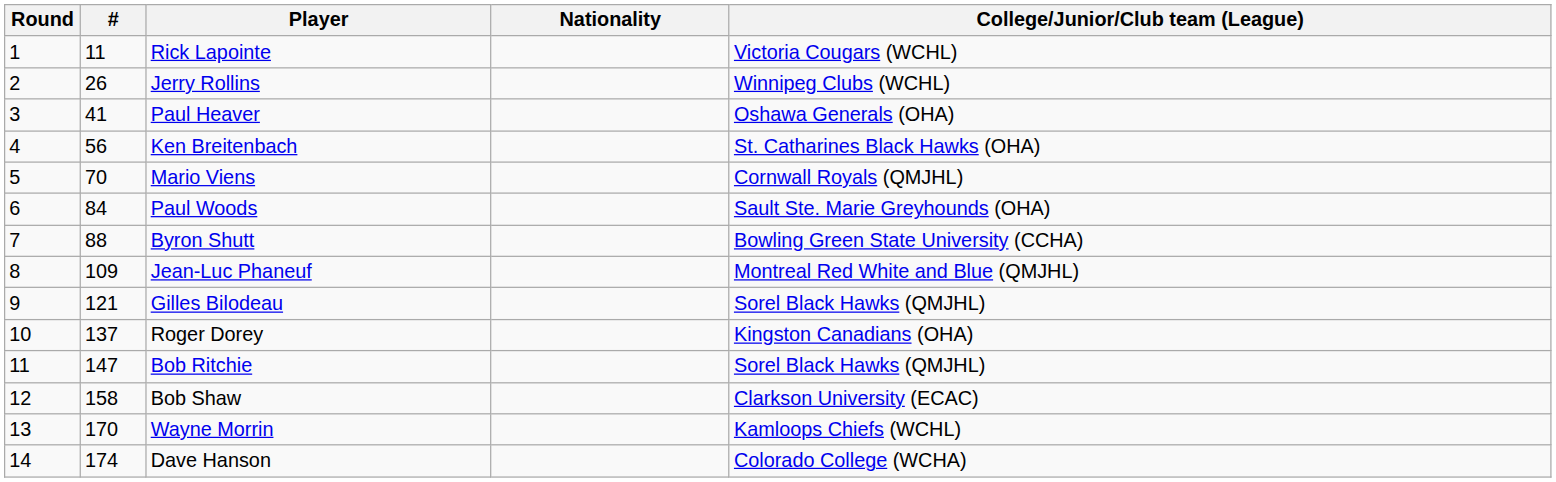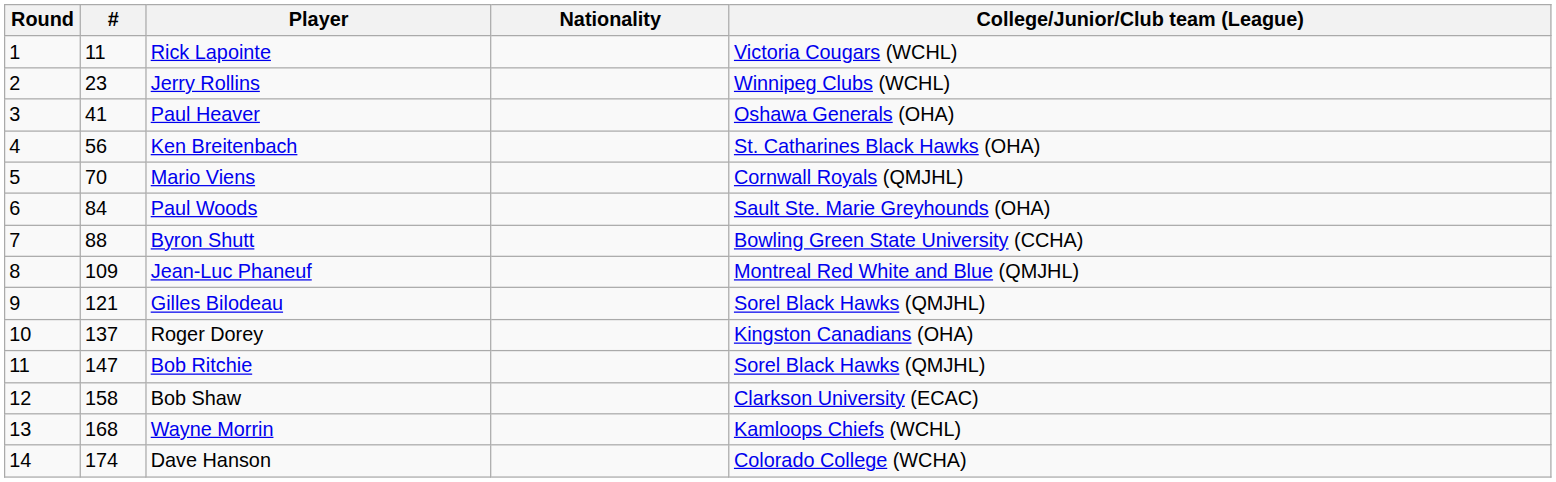(96, 83) 26 -> (96, 83) 23
(102, 429) 170 -> (102, 429) 168
